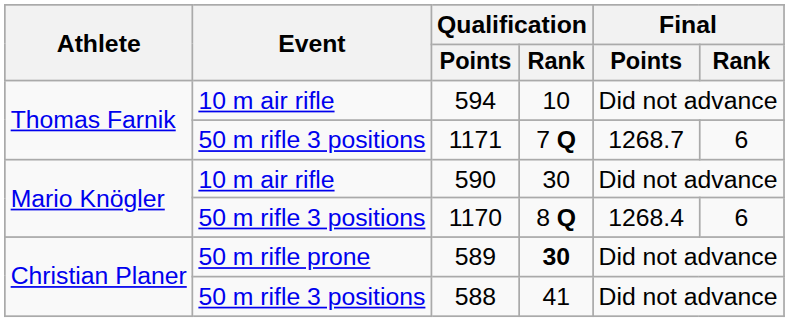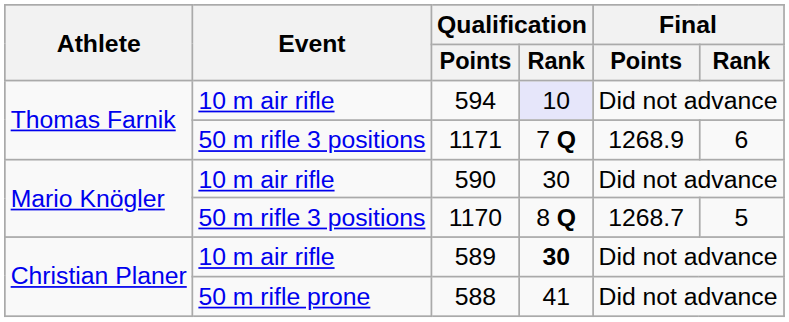(556, 101) no background -> (556, 101) lavender background
(646, 140) 1268.7 -> (646, 140) 1268.9
(646, 218) 1268.4 -> (646, 218) 1268.7
(741, 218) 6 -> (741, 218) 5
(284, 257) 50 m rifle prone -> (266, 257) 10 m air rifle
(312, 297) 50 m rifle 3 positions -> (284, 297) 50 m rifle prone
